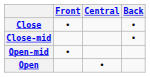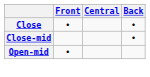- row: (29, 65)
